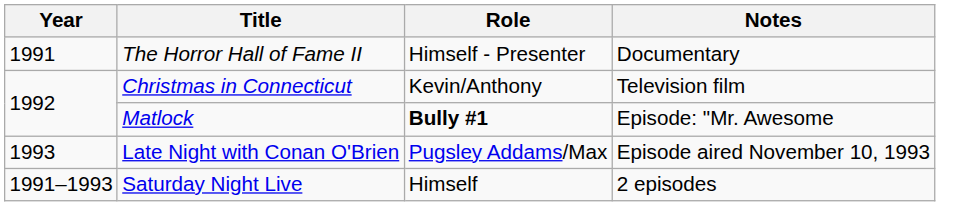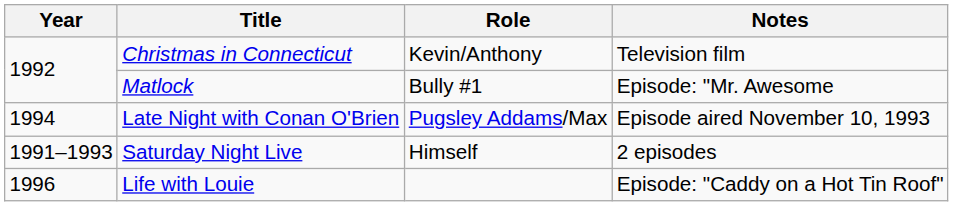- row: (242, 53)
(448, 119) bold -> (445, 86) normal
(32, 151) 1993 -> (32, 119) 1994
+ row: (188, 184)
